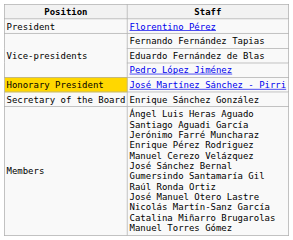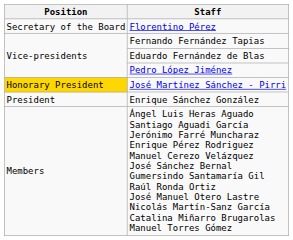(31, 26) President -> (66, 26) Secretary of the Board
(66, 99) Secretary of the Board -> (31, 99) President
